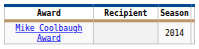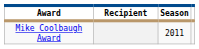(174, 33) 2014 -> (174, 33) 2011
